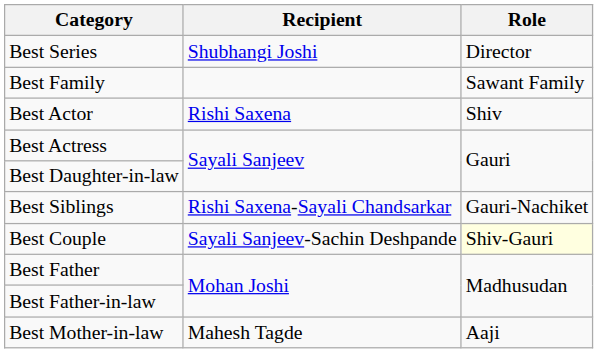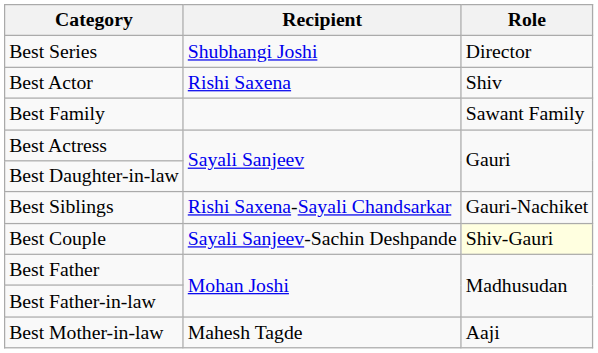rows swapped: (57, 82) <-> (51, 113)
